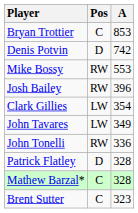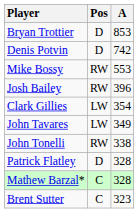(99, 32) C -> (99, 32) D
(122, 143) 336 -> (122, 143) 338
